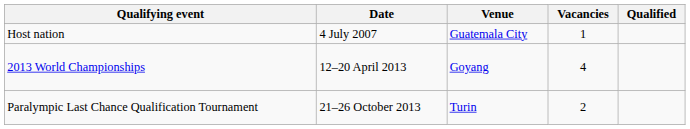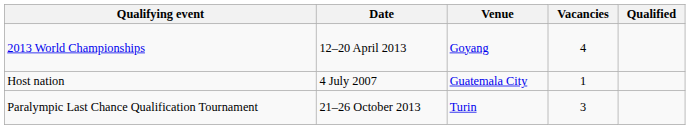rows swapped: (36, 33) <-> (76, 67)
(583, 107) 2 -> (583, 107) 3
